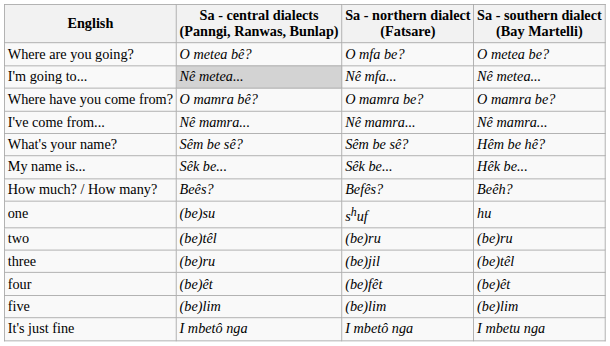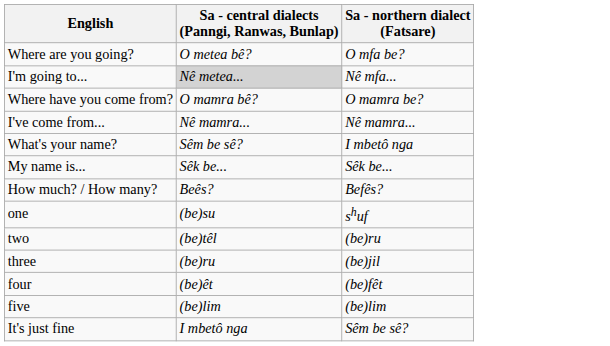- column: (539, 23)
(377, 144) Sêm be sê? -> (379, 144) I mbetô nga
(379, 329) I mbetô nga -> (377, 329) Sêm be sê?
